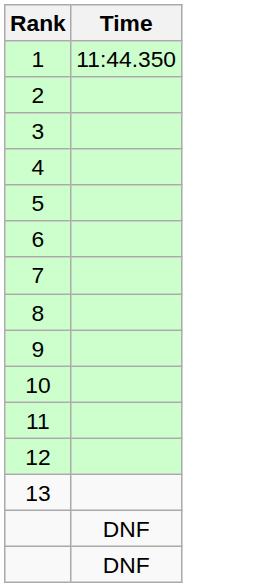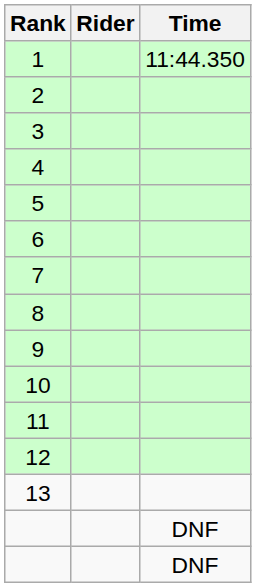+ column: (105, 23)
